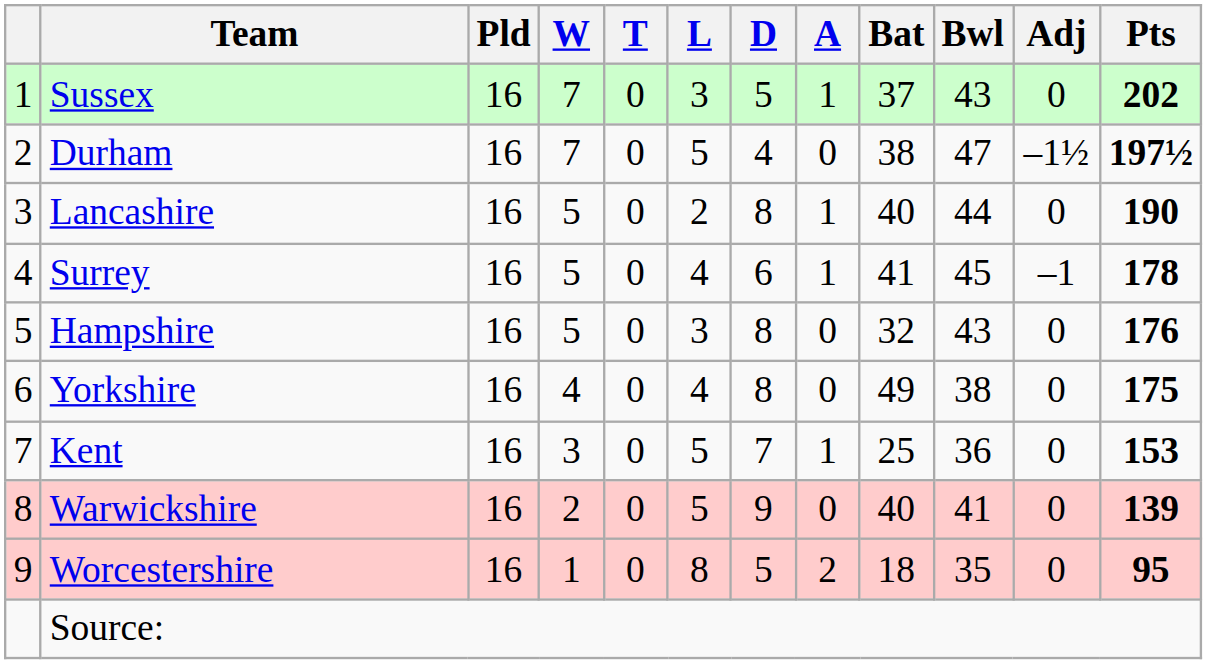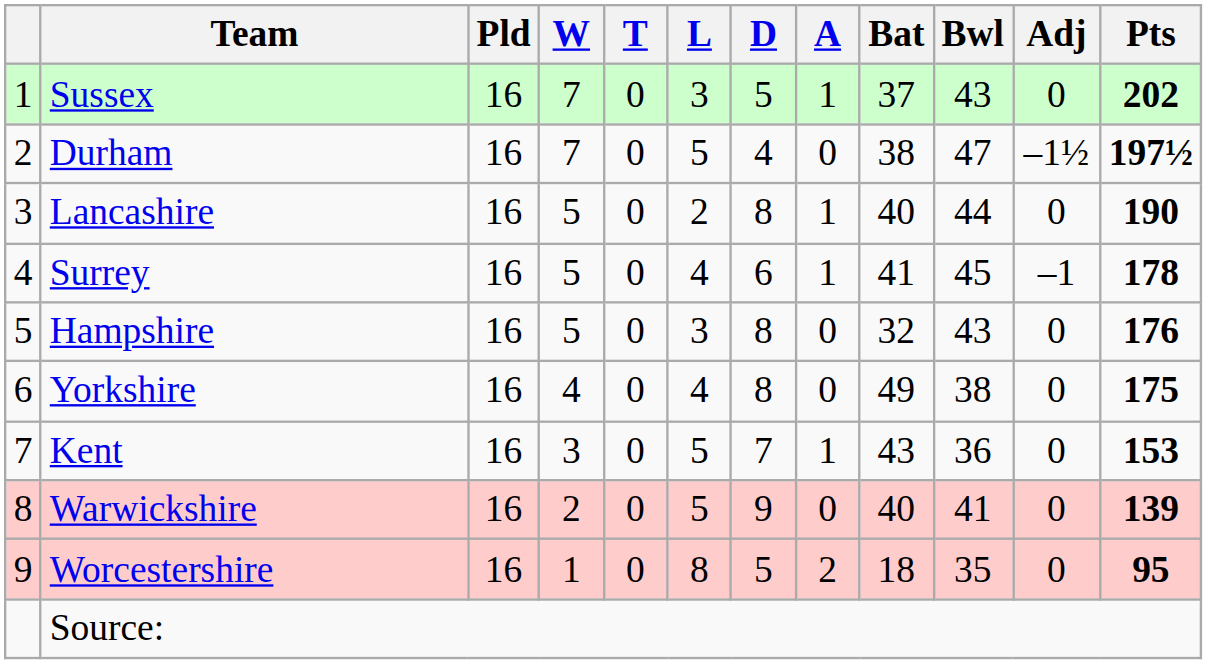(896, 449) 25 -> (896, 449) 43
